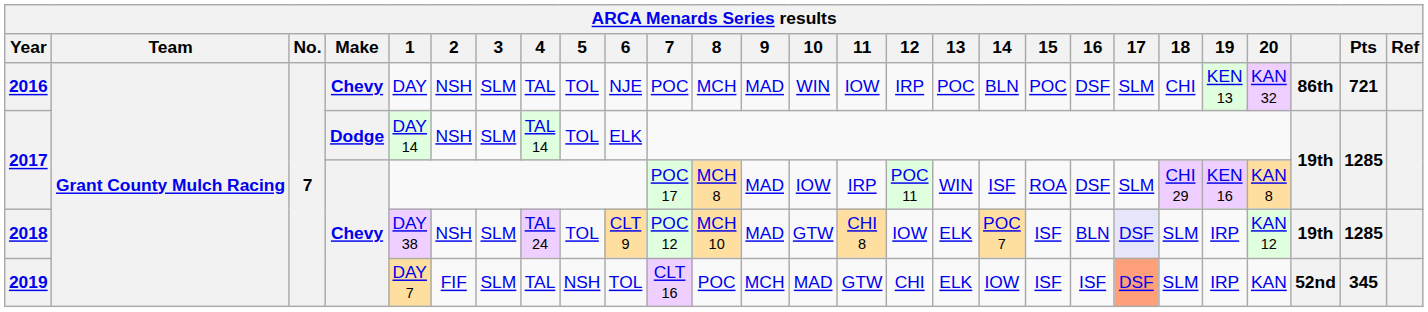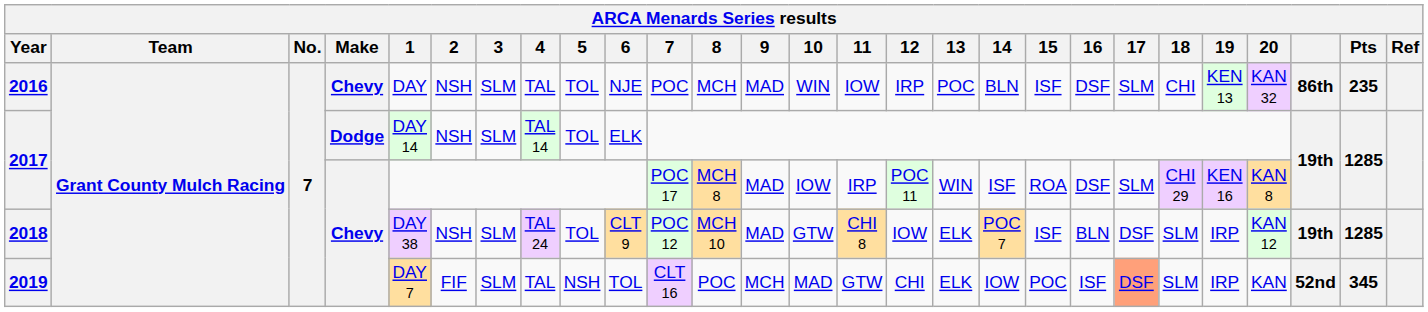(1048, 87) POC -> (1048, 87) ISF
(1364, 87) 721 -> (1364, 87) 235
(1136, 234) lavender background -> (1136, 234) no background
(1048, 283) ISF -> (1048, 283) POC
